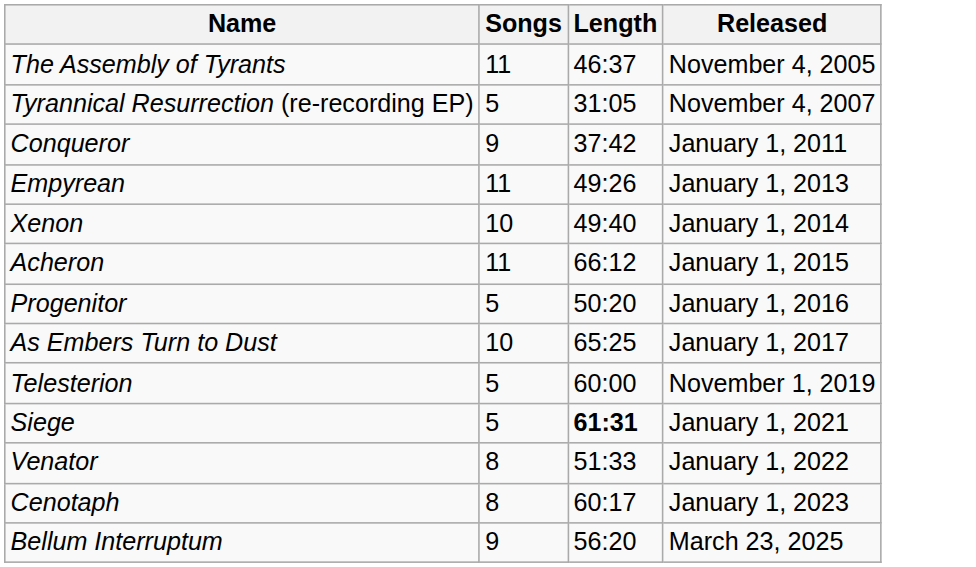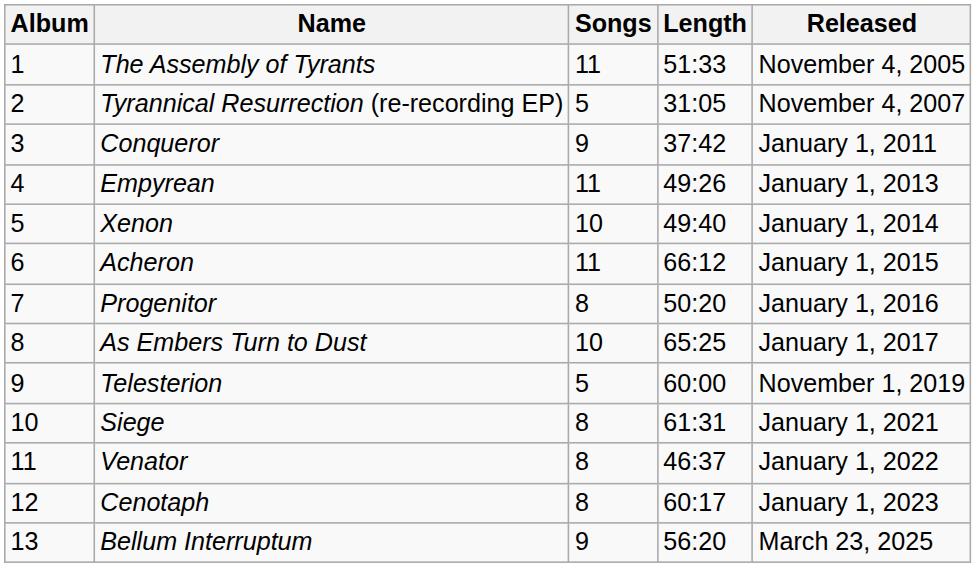+ column: (50, 24)
(605, 64) 46:37 -> (695, 64) 51:33
(492, 303) 5 -> (582, 303) 8
(492, 422) 5 -> (582, 422) 8
(606, 422) bold -> (695, 422) normal
(605, 462) 51:33 -> (695, 462) 46:37
